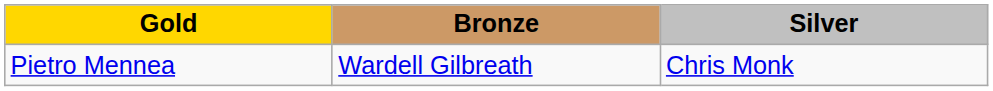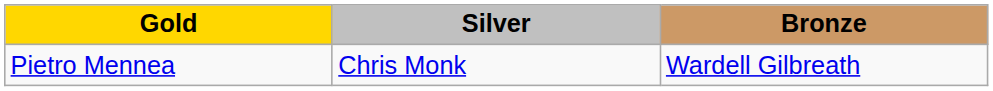columns swapped: (824, 24) <-> (496, 24)
